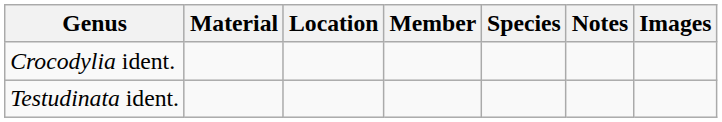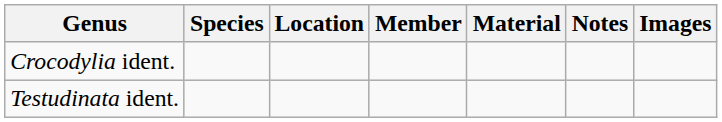columns swapped: (524, 23) <-> (234, 23)
